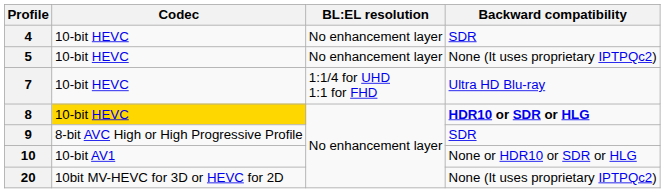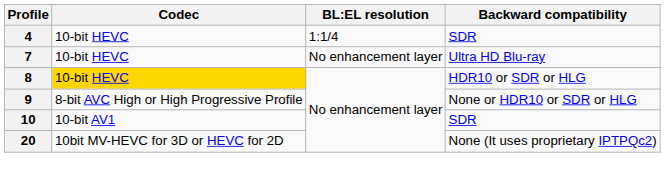(376, 36) No enhancement layer -> (324, 36) 1:1/4
- row: (28, 57)
(349, 85) 1:1/4 for UHD 1:1 for FHD -> (376, 57) No enhancement layer
(519, 114) bold -> (517, 78) normal
(463, 135) SDR -> (543, 99) None or HDR10 or SDR or HLG
(543, 156) None or HDR10 or SDR or HLG -> (463, 120) SDR
